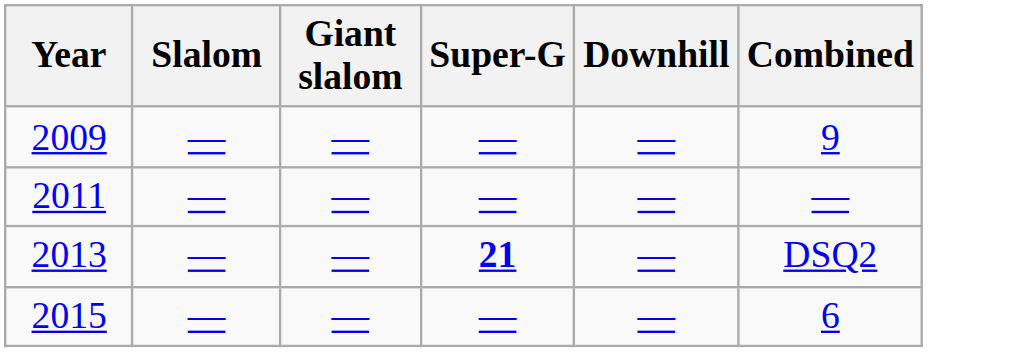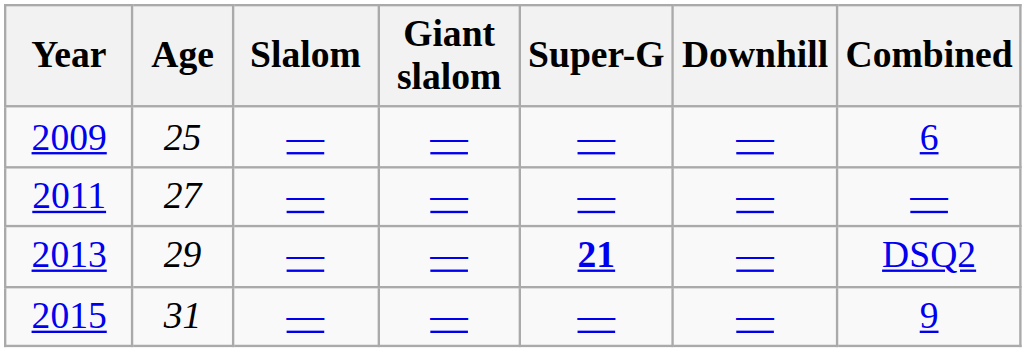+ column: (183, 55)
(830, 136) 9 -> (929, 136) 6
(830, 315) 6 -> (929, 315) 9
